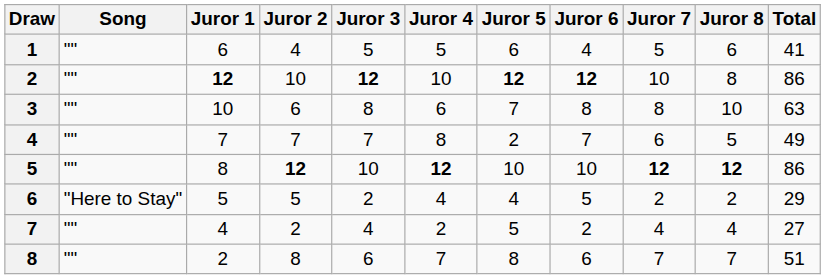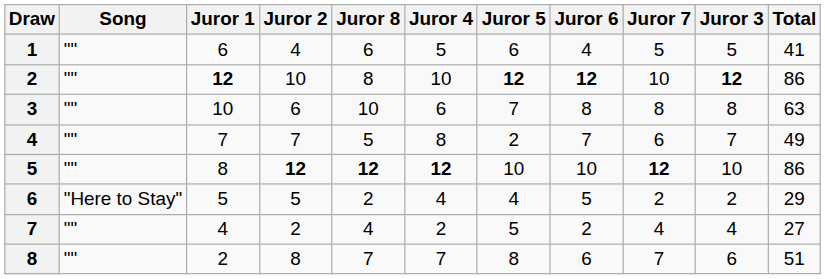columns swapped: (368, 19) <-> (732, 19)
